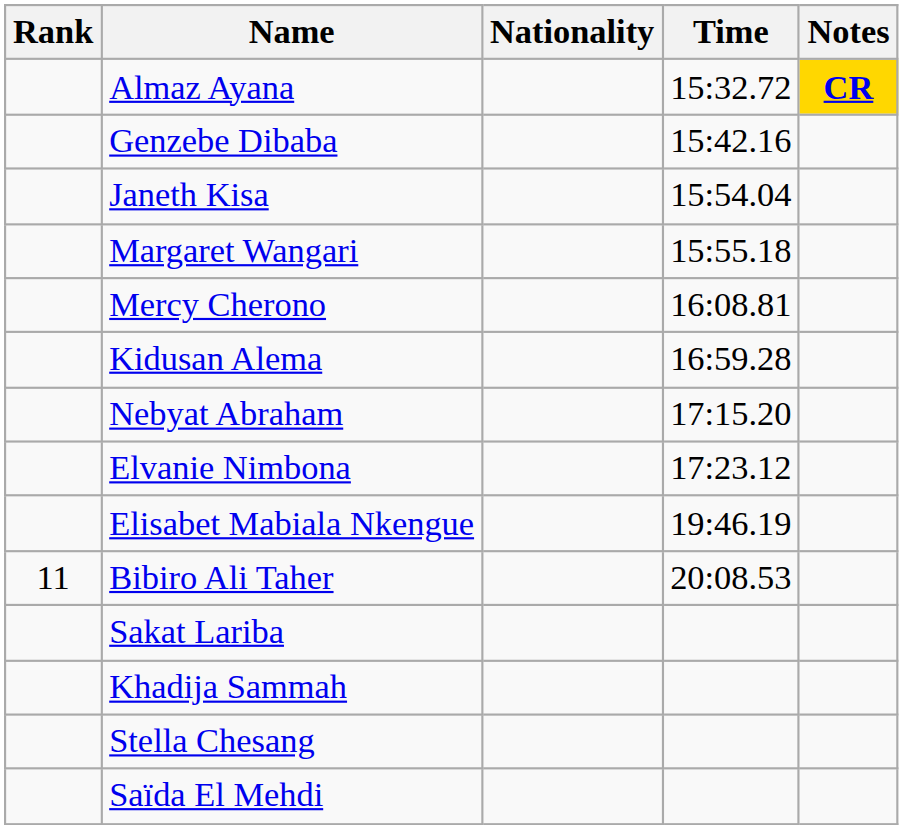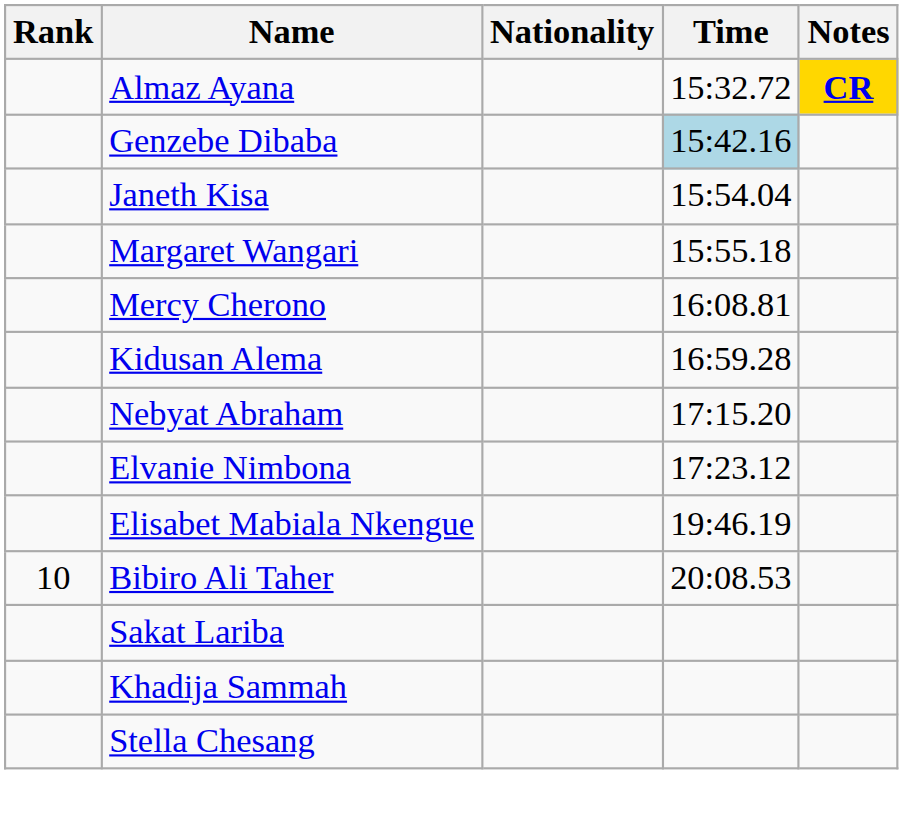(731, 140) no background -> (731, 140) lightblue background
(53, 577) 11 -> (53, 577) 10
- row: (216, 795)
